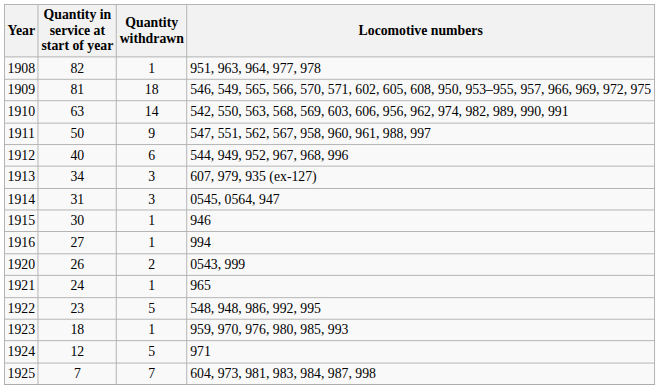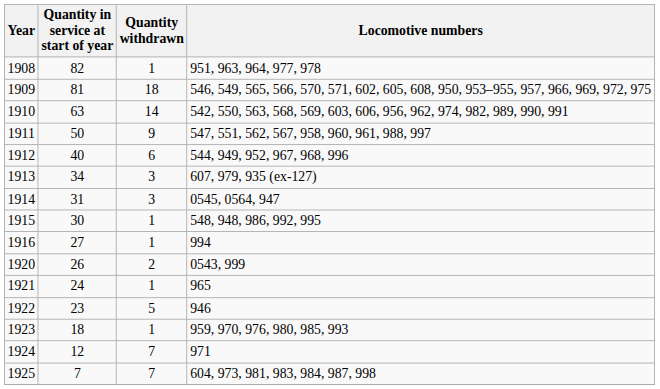(201, 220) 946 -> (256, 220) 548, 948, 986, 992, 995
(256, 308) 548, 948, 986, 992, 995 -> (201, 308) 946
(152, 351) 5 -> (152, 351) 7
